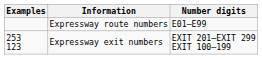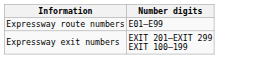- column: (26, 11)
